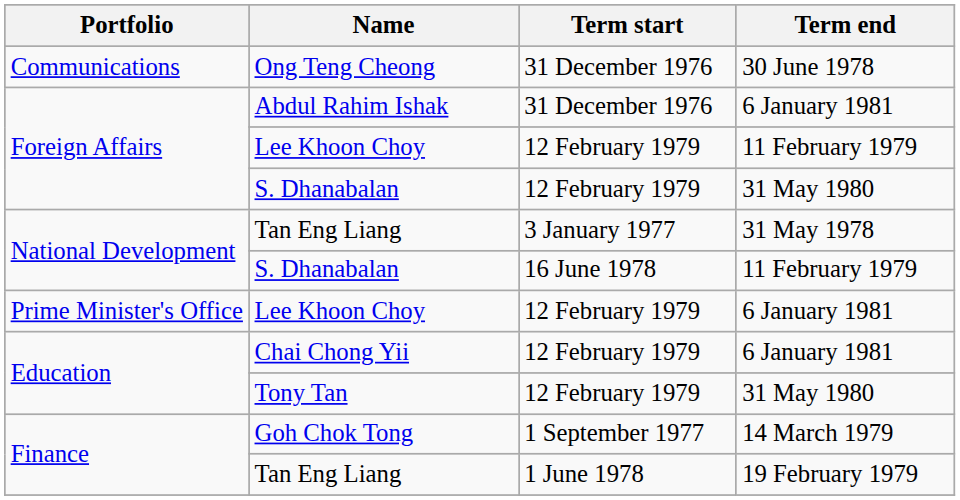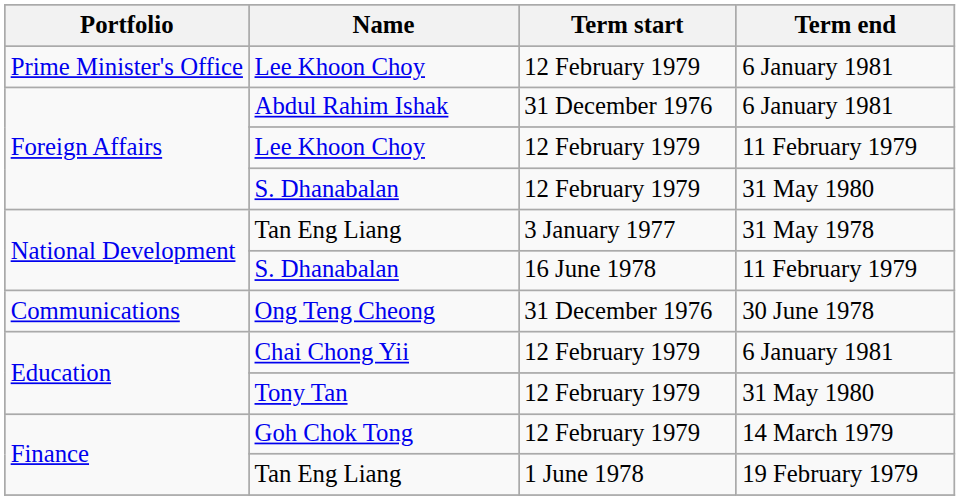rows swapped: (340, 311) <-> (345, 66)
(614, 433) 1 September 1977 -> (612, 433) 12 February 1979
